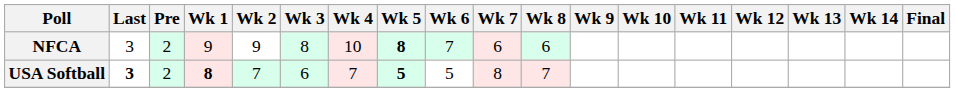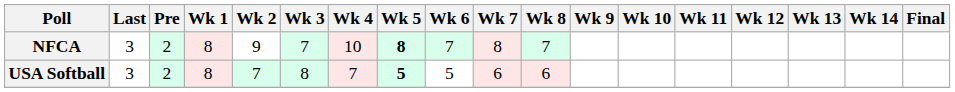(208, 45) 9 -> (208, 45) 8
(305, 45) 8 -> (305, 45) 7
(498, 45) 6 -> (498, 45) 8
(546, 45) 6 -> (546, 45) 7
(130, 73) bold -> (130, 73) normal
(208, 73) bold -> (208, 73) normal
(305, 73) 6 -> (305, 73) 8
(498, 73) 8 -> (498, 73) 6
(546, 73) 7 -> (546, 73) 6
